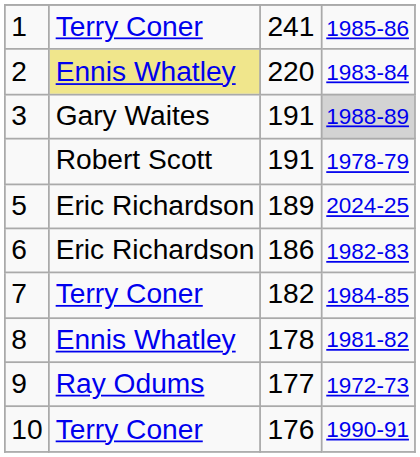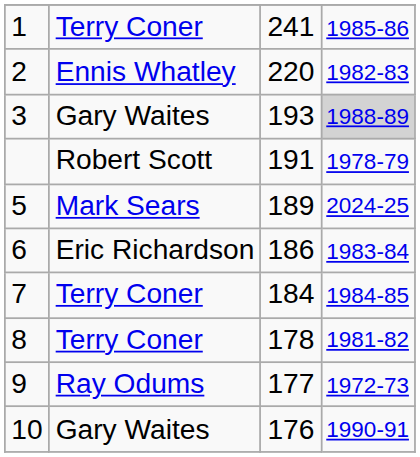(146, 71) khaki background -> (146, 71) no background
(368, 72) 1983-84 -> (368, 72) 1982-83
(291, 116) 191 -> (291, 116) 193
(155, 205) Eric Richardson -> (128, 205) Mark Sears
(368, 251) 1982-83 -> (368, 251) 1983-84
(291, 294) 182 -> (291, 294) 184
(146, 339) Ennis Whatley -> (129, 339) Terry Coner
(129, 428) Terry Coner -> (133, 428) Gary Waites
